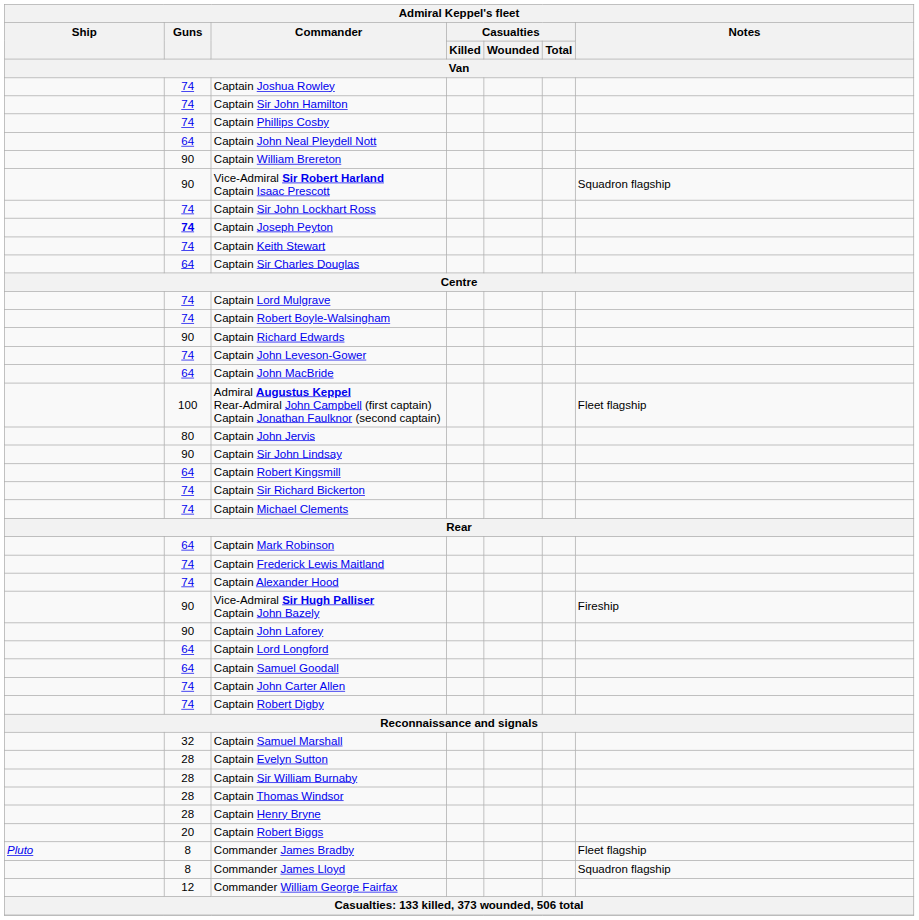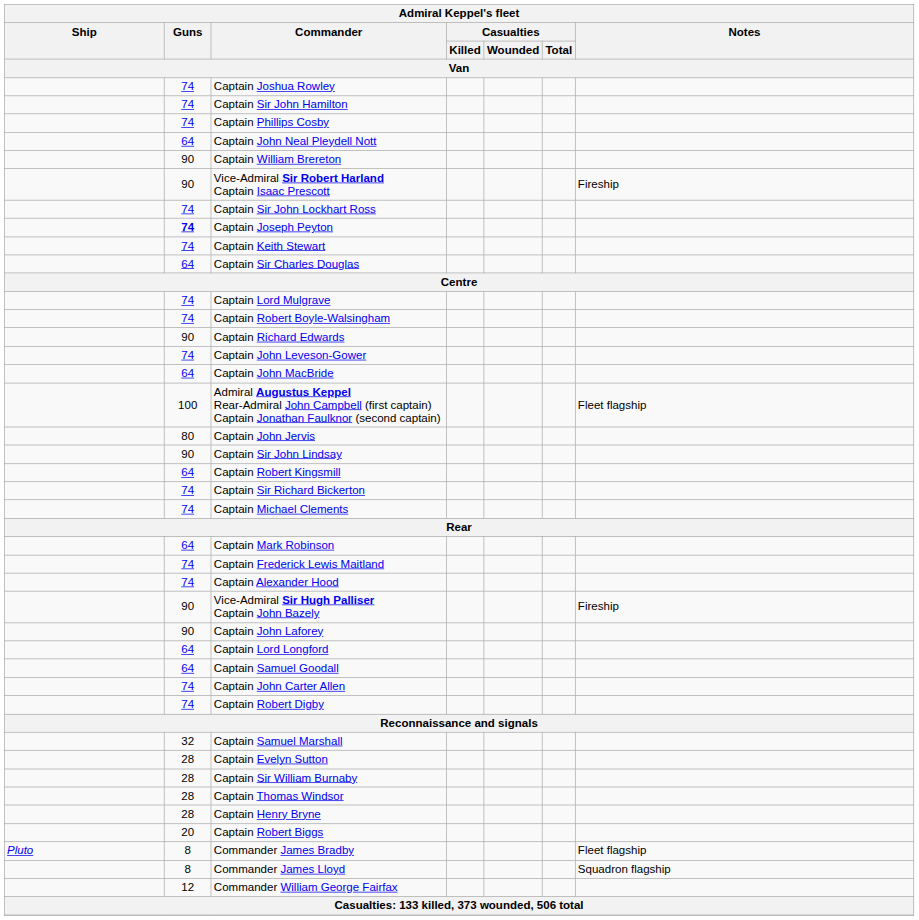(624, 184) Squadron flagship -> (598, 184) Fireship
